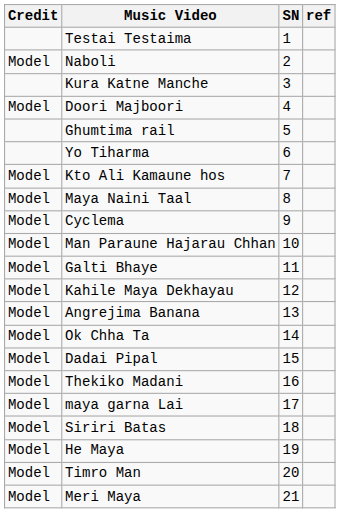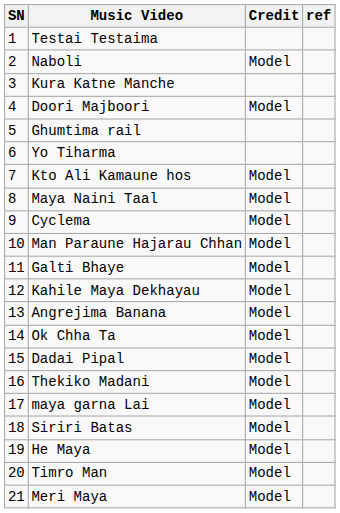columns swapped: (291, 16) <-> (33, 16)
